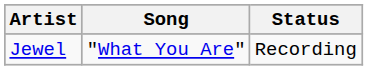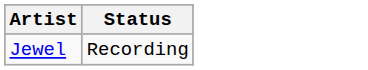- column: (166, 20)
